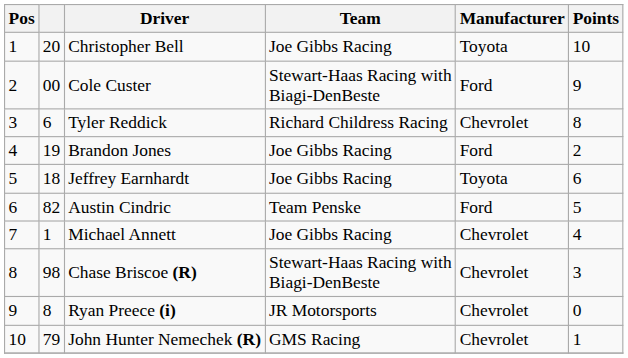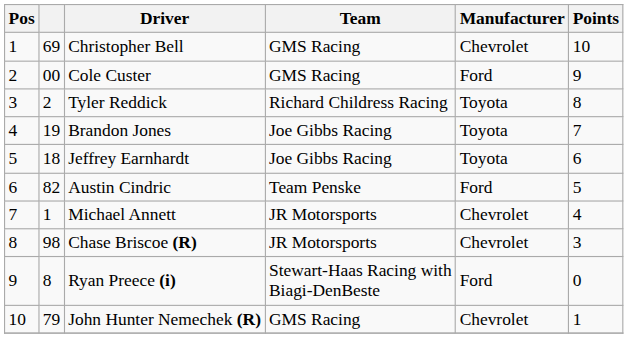(51, 46) 20 -> (51, 46) 69
(330, 46) Joe Gibbs Racing -> (315, 46) GMS Racing
(484, 46) Toyota -> (494, 46) Chevrolet
(360, 84) Stewart-Haas Racing with Biagi-DenBeste -> (315, 74) GMS Racing
(47, 122) 6 -> (47, 102) 2
(494, 122) Chevrolet -> (484, 102) Toyota
(476, 150) Ford -> (484, 130) Toyota
(577, 150) 2 -> (577, 130) 7
(330, 234) Joe Gibbs Racing -> (323, 214) JR Motorsports
(360, 272) Stewart-Haas Racing with Biagi-DenBeste -> (323, 242) JR Motorsports
(323, 310) JR Motorsports -> (360, 280) Stewart-Haas Racing with Biagi-DenBeste
(494, 310) Chevrolet -> (476, 280) Ford
